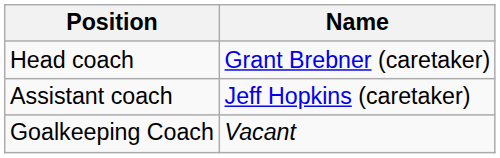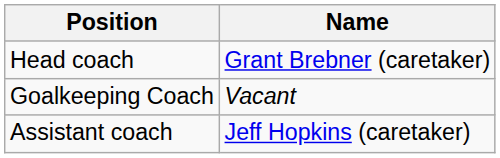rows swapped: (91, 96) <-> (112, 133)
